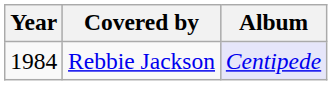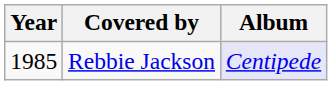(34, 60) 1984 -> (34, 60) 1985
